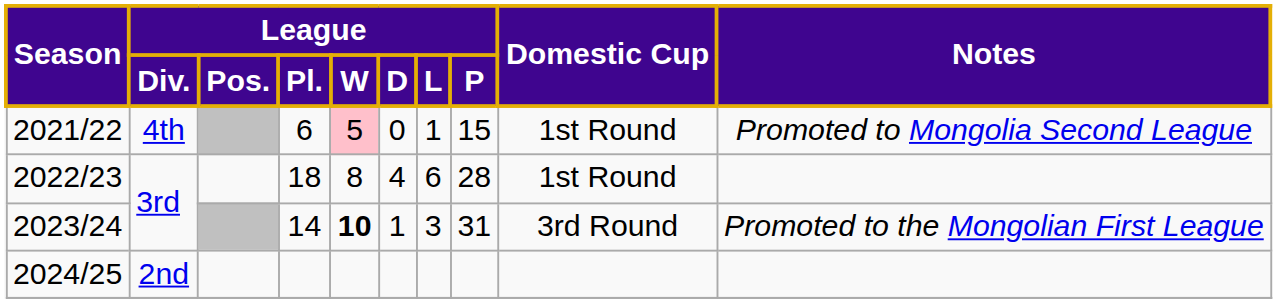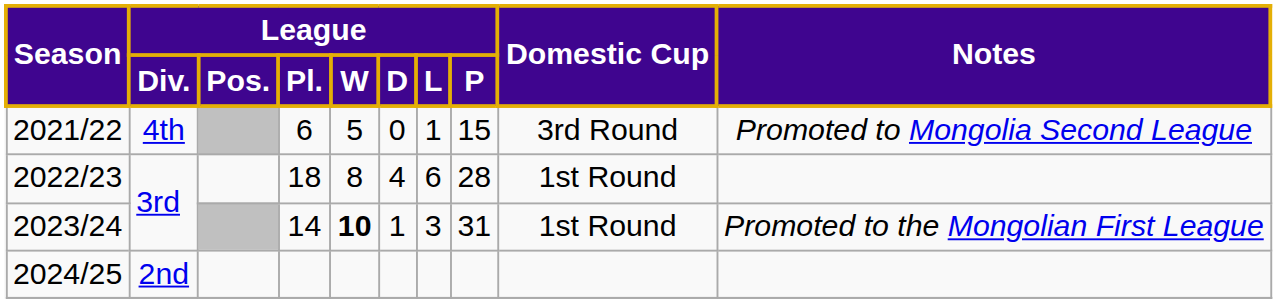(355, 130) pink background -> (355, 130) no background
(608, 130) 1st Round -> (608, 130) 3rd Round
(608, 225) 3rd Round -> (608, 225) 1st Round
